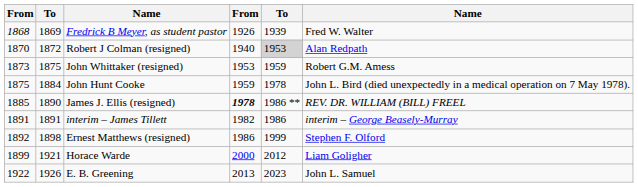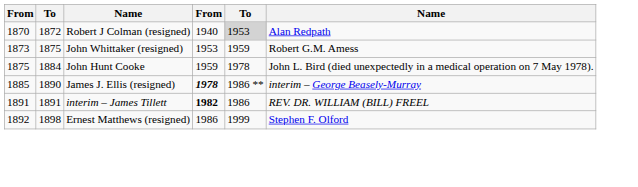- row: (147, 31)
(386, 102) REV. DR. WILLIAM (BILL) FREEL -> (345, 84) interim – George Beasely-Murray
(243, 119) normal -> (207, 102) bold
(382, 119) interim – George Beasely-Murray -> (349, 102) REV. DR. WILLIAM (BILL) FREEL
- row: (98, 155)
- row: (100, 173)
